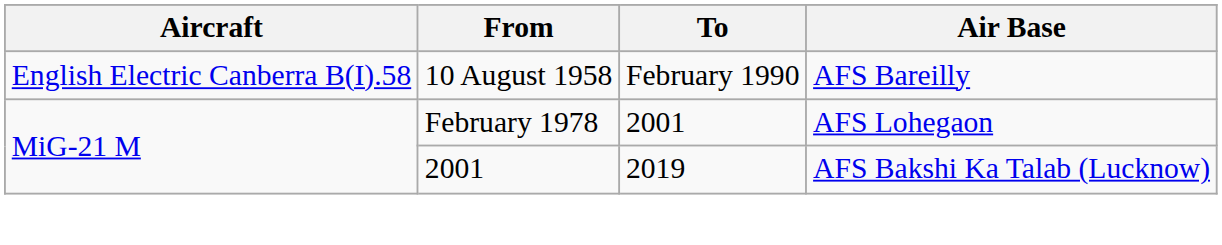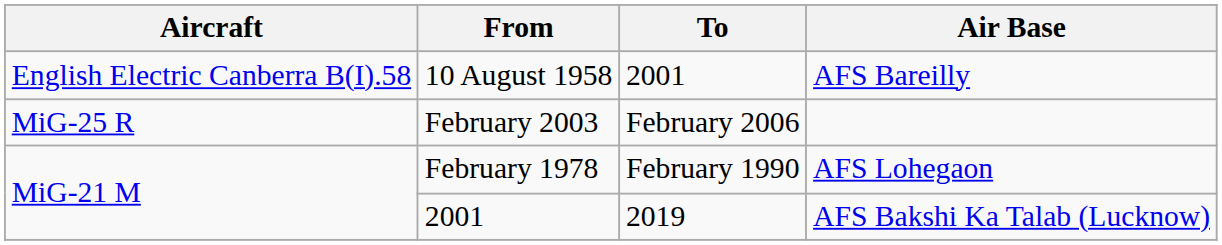(713, 74) February 1990 -> (656, 74) 2001
+ row: (512, 121)
(656, 121) 2001 -> (713, 168) February 1990
